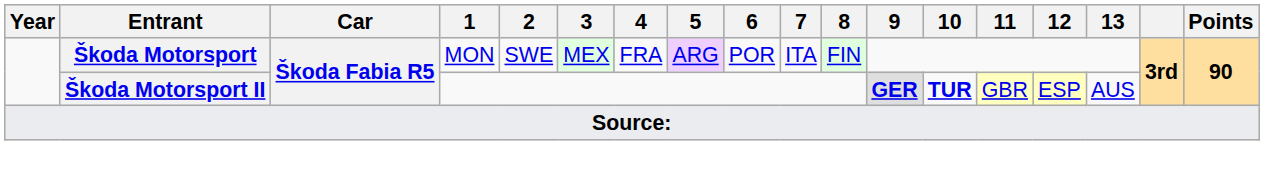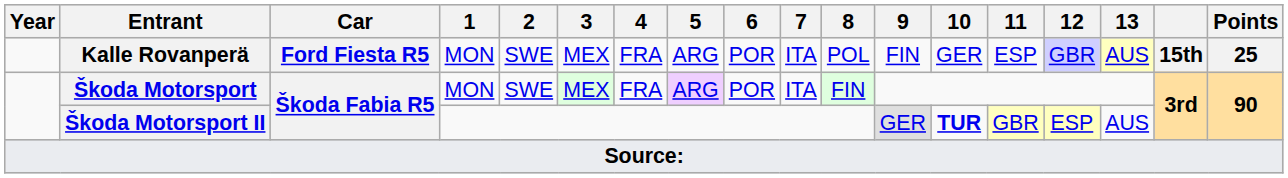+ row: (165, 55)
(895, 89) bold -> (903, 122) normal
